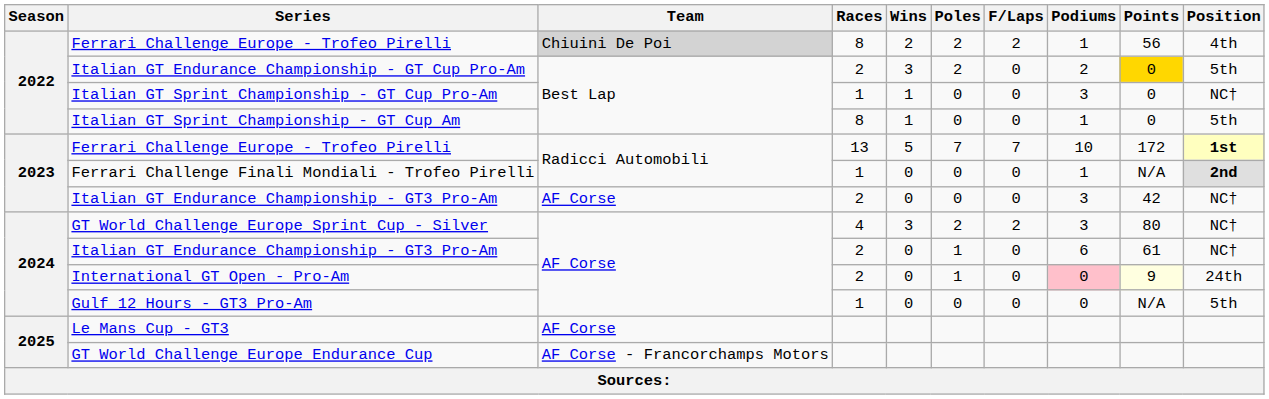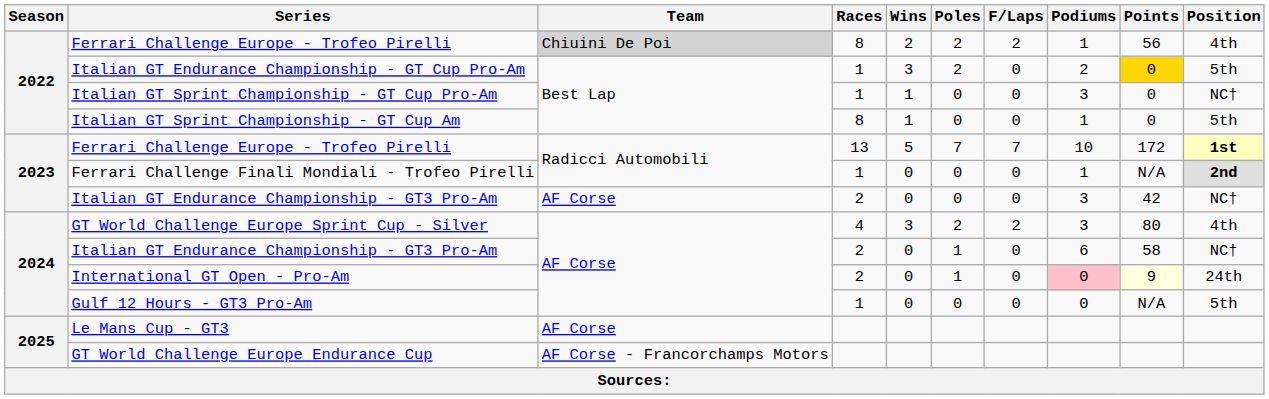(859, 69) 2 -> (859, 69) 1
(1224, 225) NC† -> (1224, 225) 4th
(1151, 251) 61 -> (1151, 251) 58
